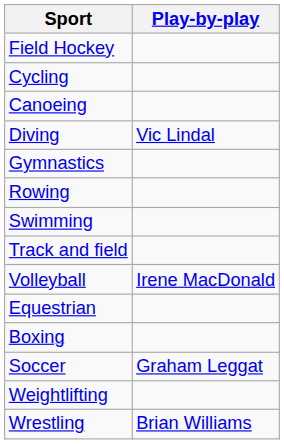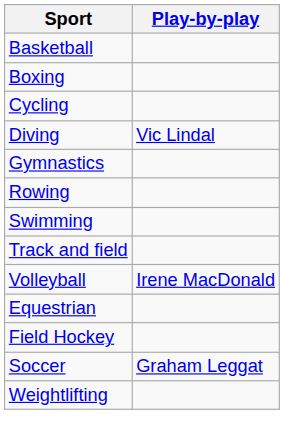+ row: (51, 47)
rows swapped: (37, 337) <-> (61, 47)
- row: (48, 105)
- row: (47, 423)
